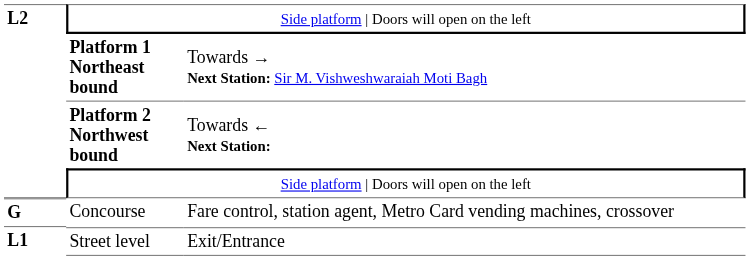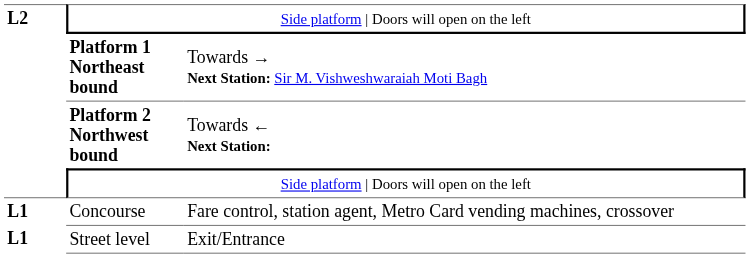(14, 212) G -> (18, 211) L1
